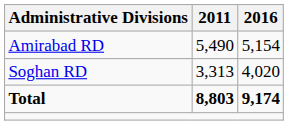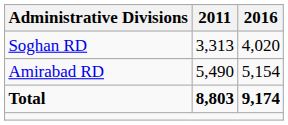rows swapped: (56, 44) <-> (48, 71)
